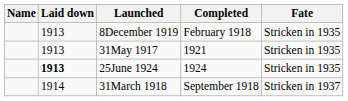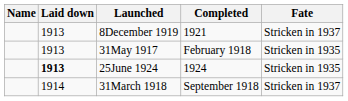(217, 31) February 1918 -> (195, 31) 1921
(302, 31) Stricken in 1935 -> (302, 31) Stricken in 1937
(195, 50) 1921 -> (217, 50) February 1918
